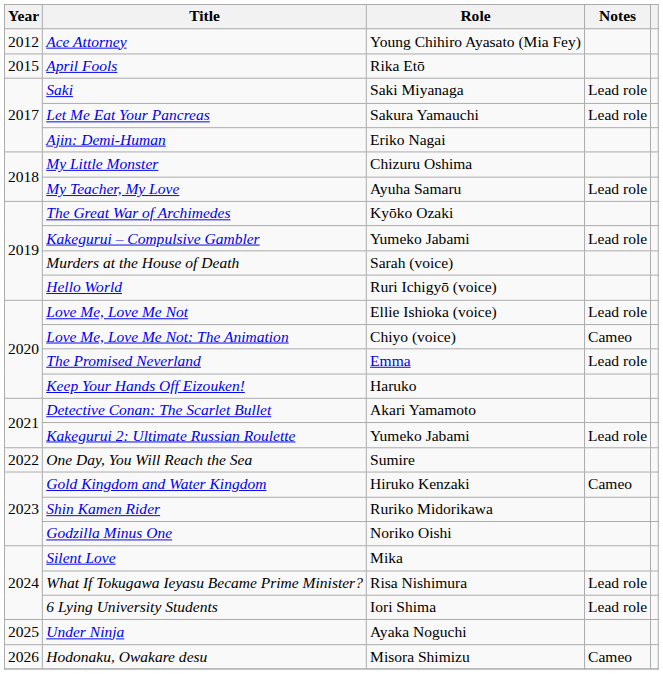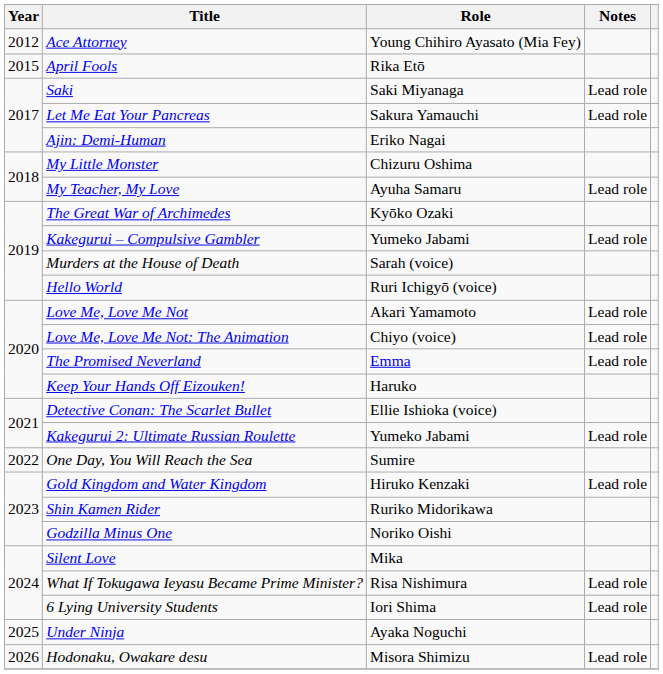(433, 312) Ellie Ishioka (voice) -> (423, 312) Akari Yamamoto
(610, 336) Cameo -> (618, 336) Lead role
(423, 410) Akari Yamamoto -> (433, 410) Ellie Ishioka (voice)
(610, 484) Cameo -> (618, 484) Lead role
(610, 656) Cameo -> (618, 656) Lead role
